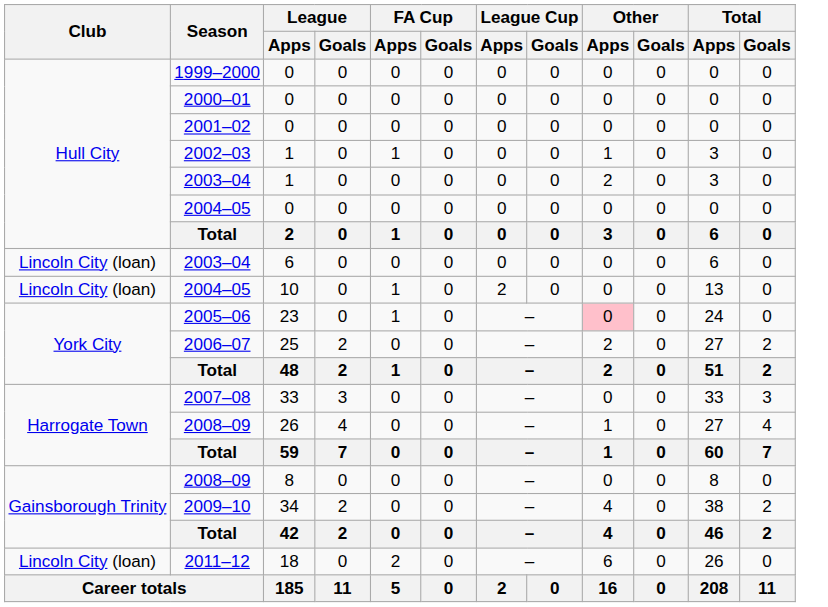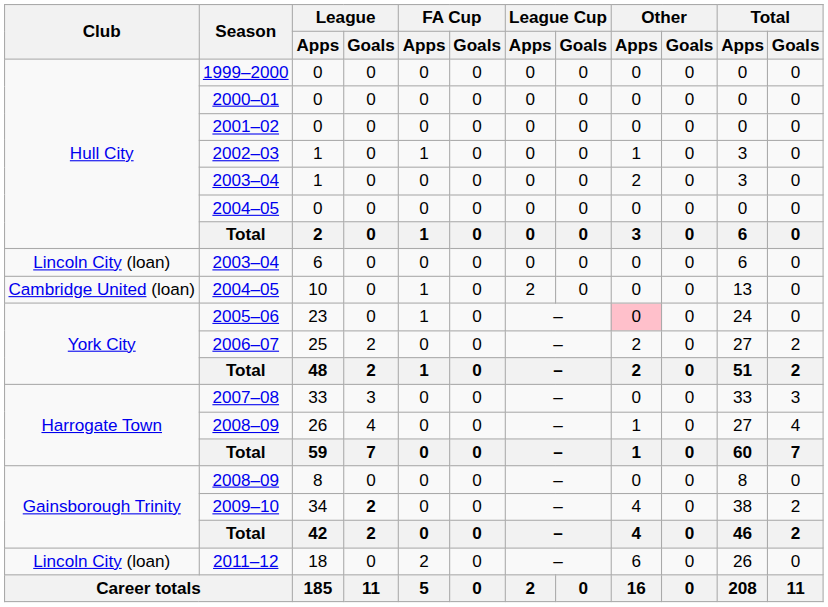(87, 289) Lincoln City (loan) -> (102, 289) Cambridge United (loan)
(342, 506) normal -> (371, 506) bold
